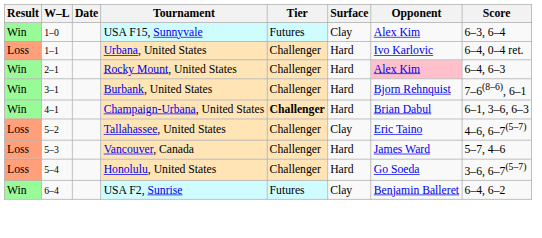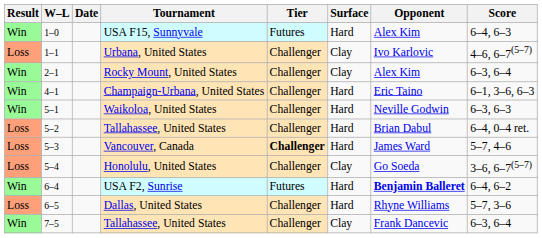(341, 32) Clay -> (342, 32) Hard
(485, 32) 6–3, 6–4 -> (491, 32) 6–4, 6–3
(342, 50) Hard -> (341, 52) Clay
(494, 50) 6–4, 0–4 ret. -> (501, 52) 4–6, 6–7(5–7)
(342, 69) Hard -> (341, 72) Clay
(397, 69) pink background -> (397, 72) no background
(485, 69) 6–4, 6–3 -> (491, 72) 6–3, 6–4
- row: (52, 90)
(297, 109) bold -> (295, 91) normal
(403, 109) Brian Dabul -> (398, 91) Eric Taino
+ row: (52, 110)
(341, 129) Clay -> (342, 128) Hard
(398, 129) Eric Taino -> (403, 128) Brian Dabul
(495, 129) 4–6, 6–7(5–7) -> (500, 128) 6–4, 0–4 ret.
(295, 149) normal -> (297, 146) bold
(342, 169) Hard -> (341, 166) Clay
(341, 189) Clay -> (342, 186) Hard
(416, 189) normal -> (419, 186) bold
+ row: (52, 206)
+ row: (52, 224)
